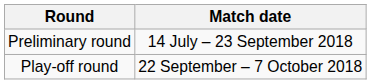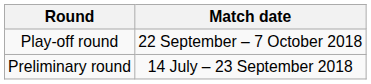rows swapped: (70, 41) <-> (70, 66)
